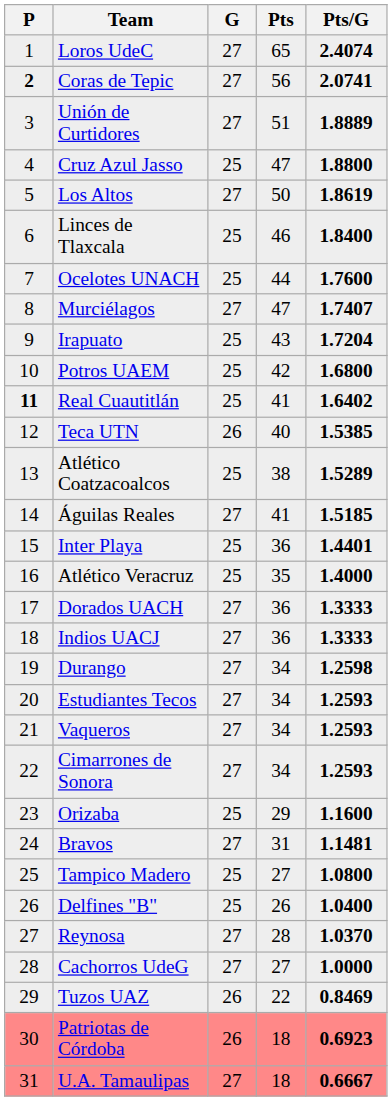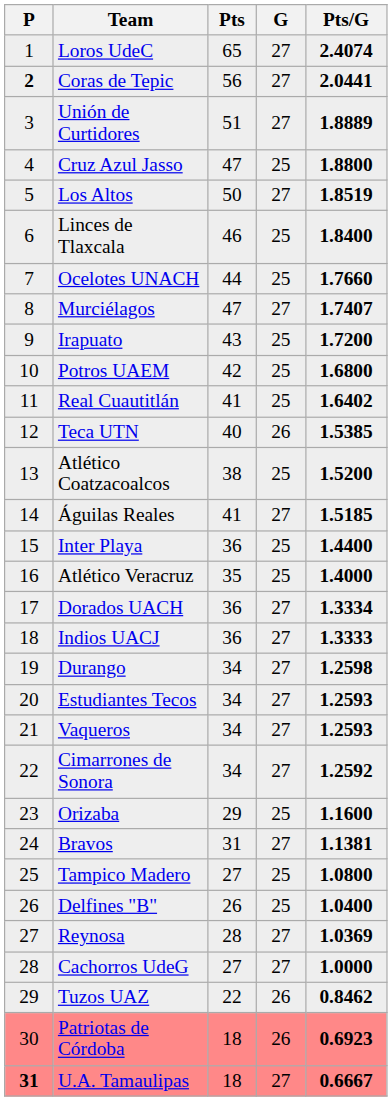columns swapped: (281, 19) <-> (232, 19)
(346, 81) 2.0741 -> (346, 81) 2.0441
(346, 195) 1.8619 -> (346, 195) 1.8519
(346, 278) 1.7600 -> (346, 278) 1.7660
(346, 339) 1.7204 -> (346, 339) 1.7200
(29, 401) bold -> (29, 401) normal
(346, 473) 1.5289 -> (346, 473) 1.5200
(346, 545) 1.4401 -> (346, 545) 1.4400
(346, 607) 1.3333 -> (346, 607) 1.3334
(346, 771) 1.2593 -> (346, 771) 1.2592
(346, 843) 1.1481 -> (346, 843) 1.1381
(346, 935) 1.0370 -> (346, 935) 1.0369
(346, 997) 0.8469 -> (346, 997) 0.8462
(29, 1080) normal -> (29, 1080) bold
